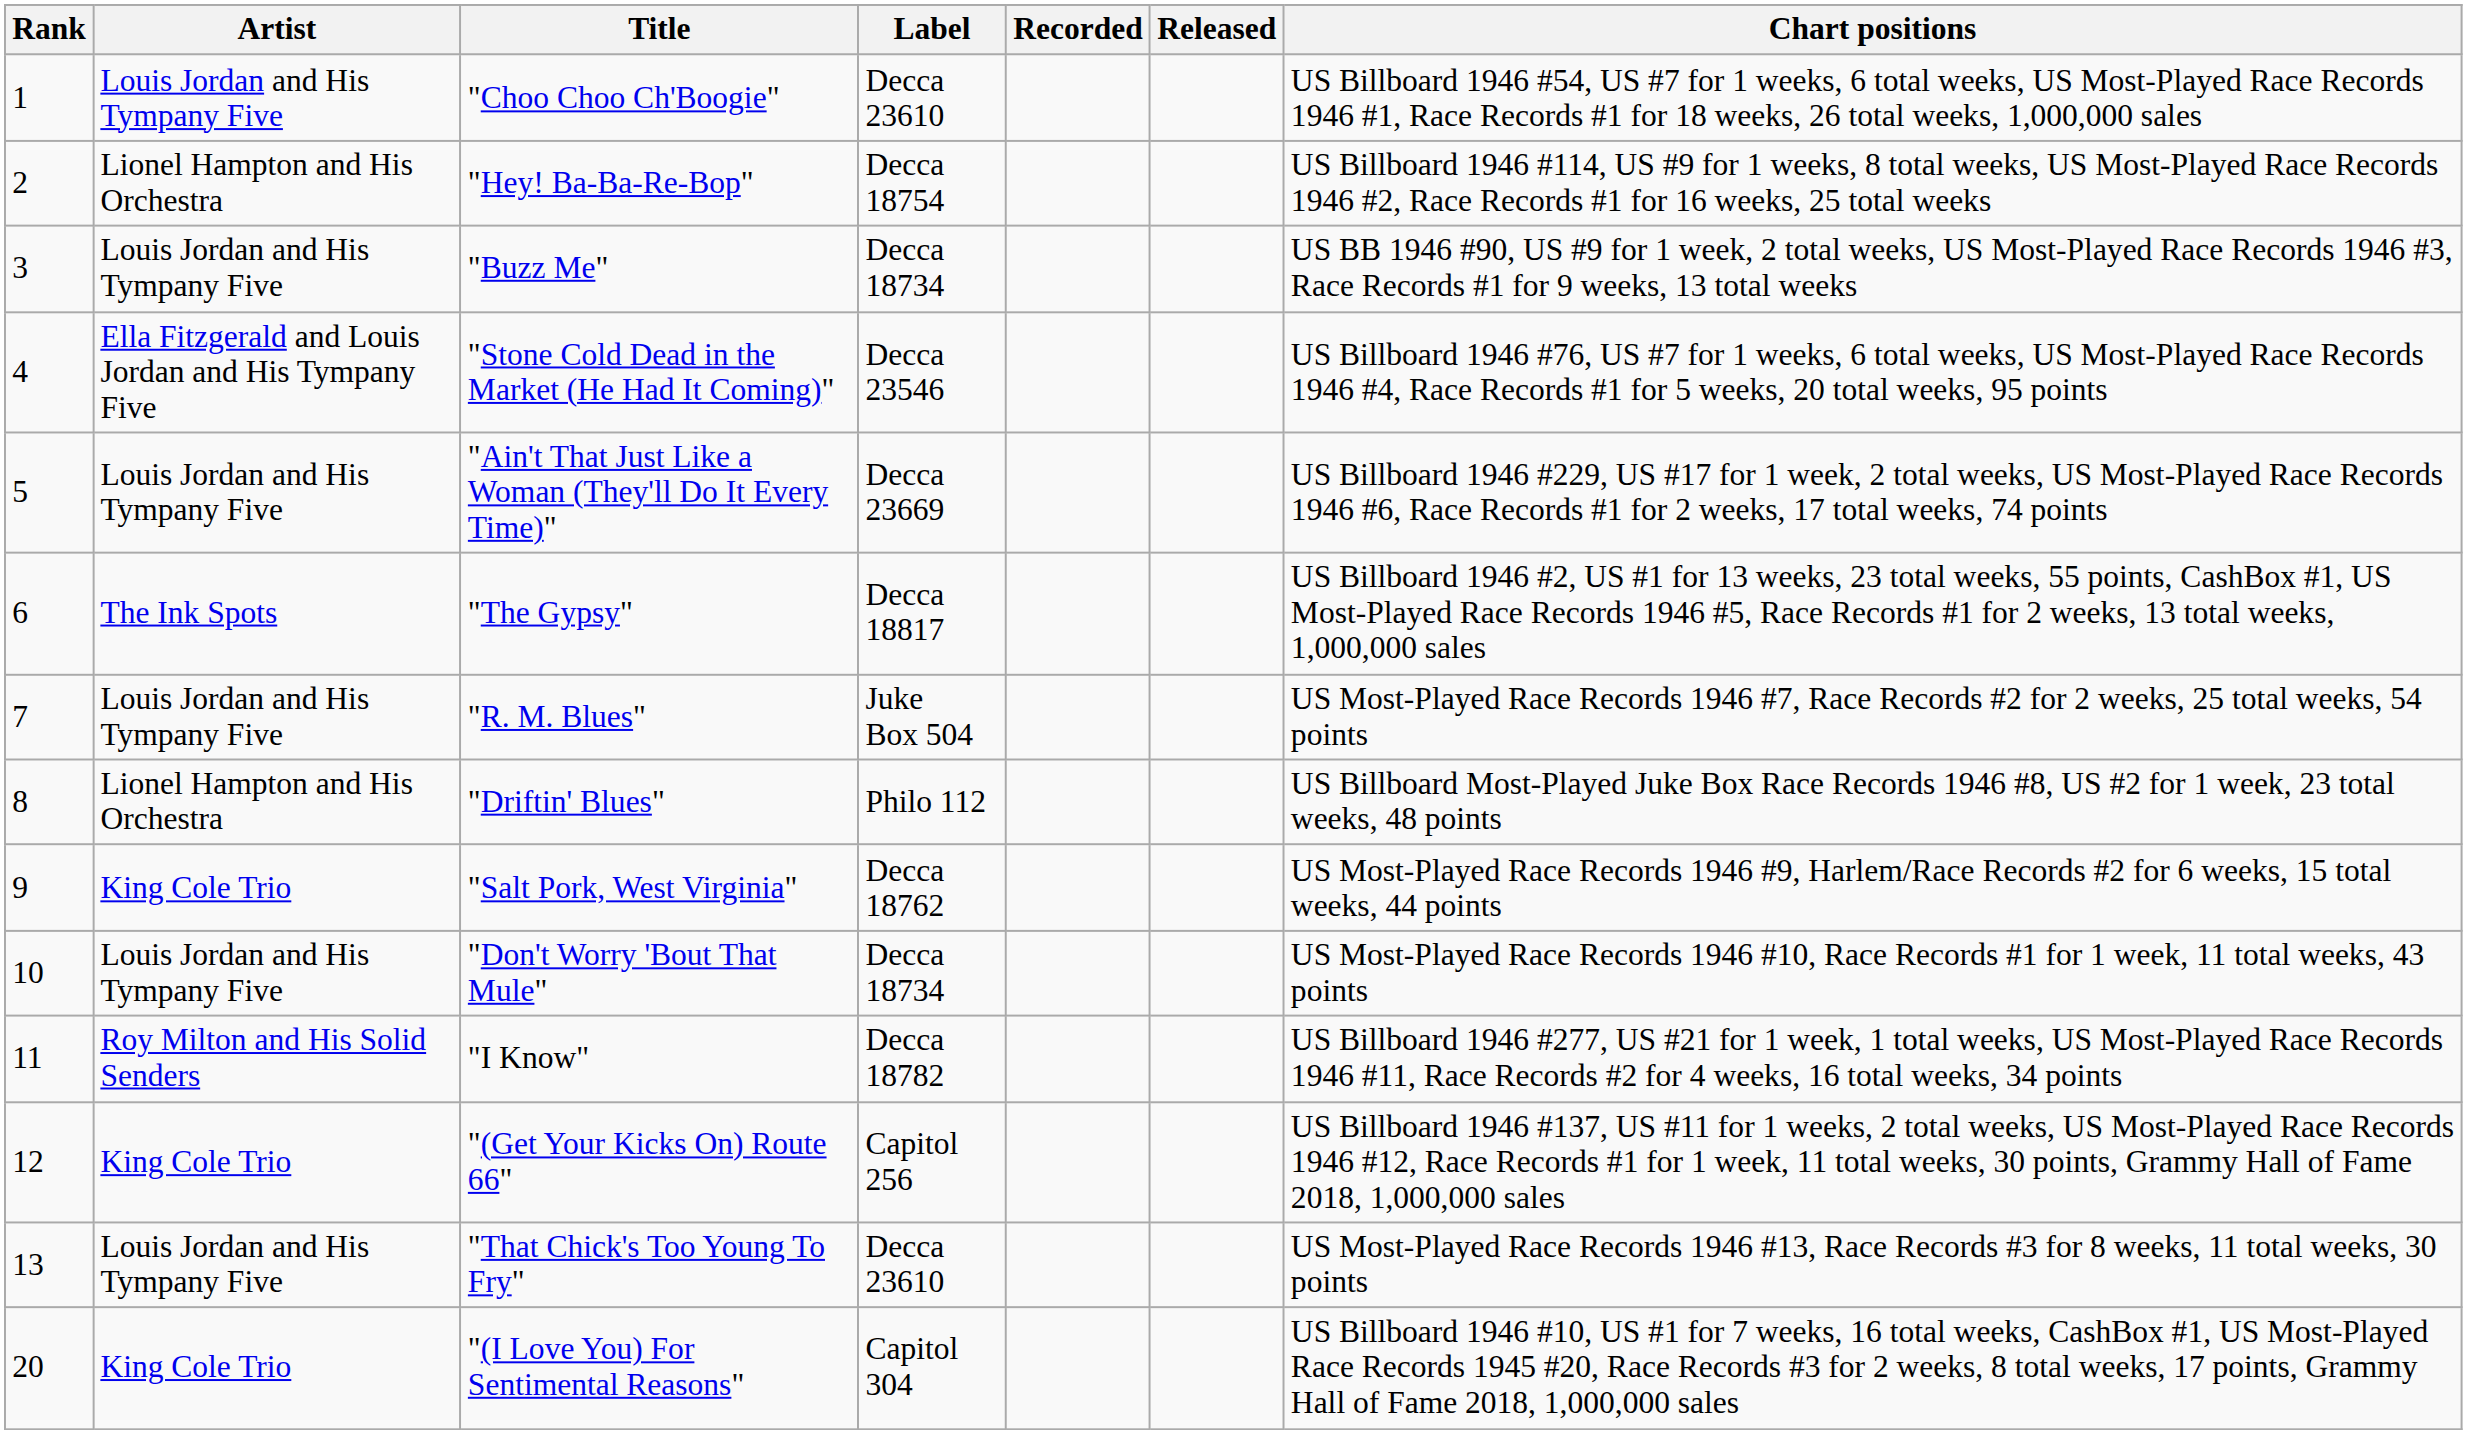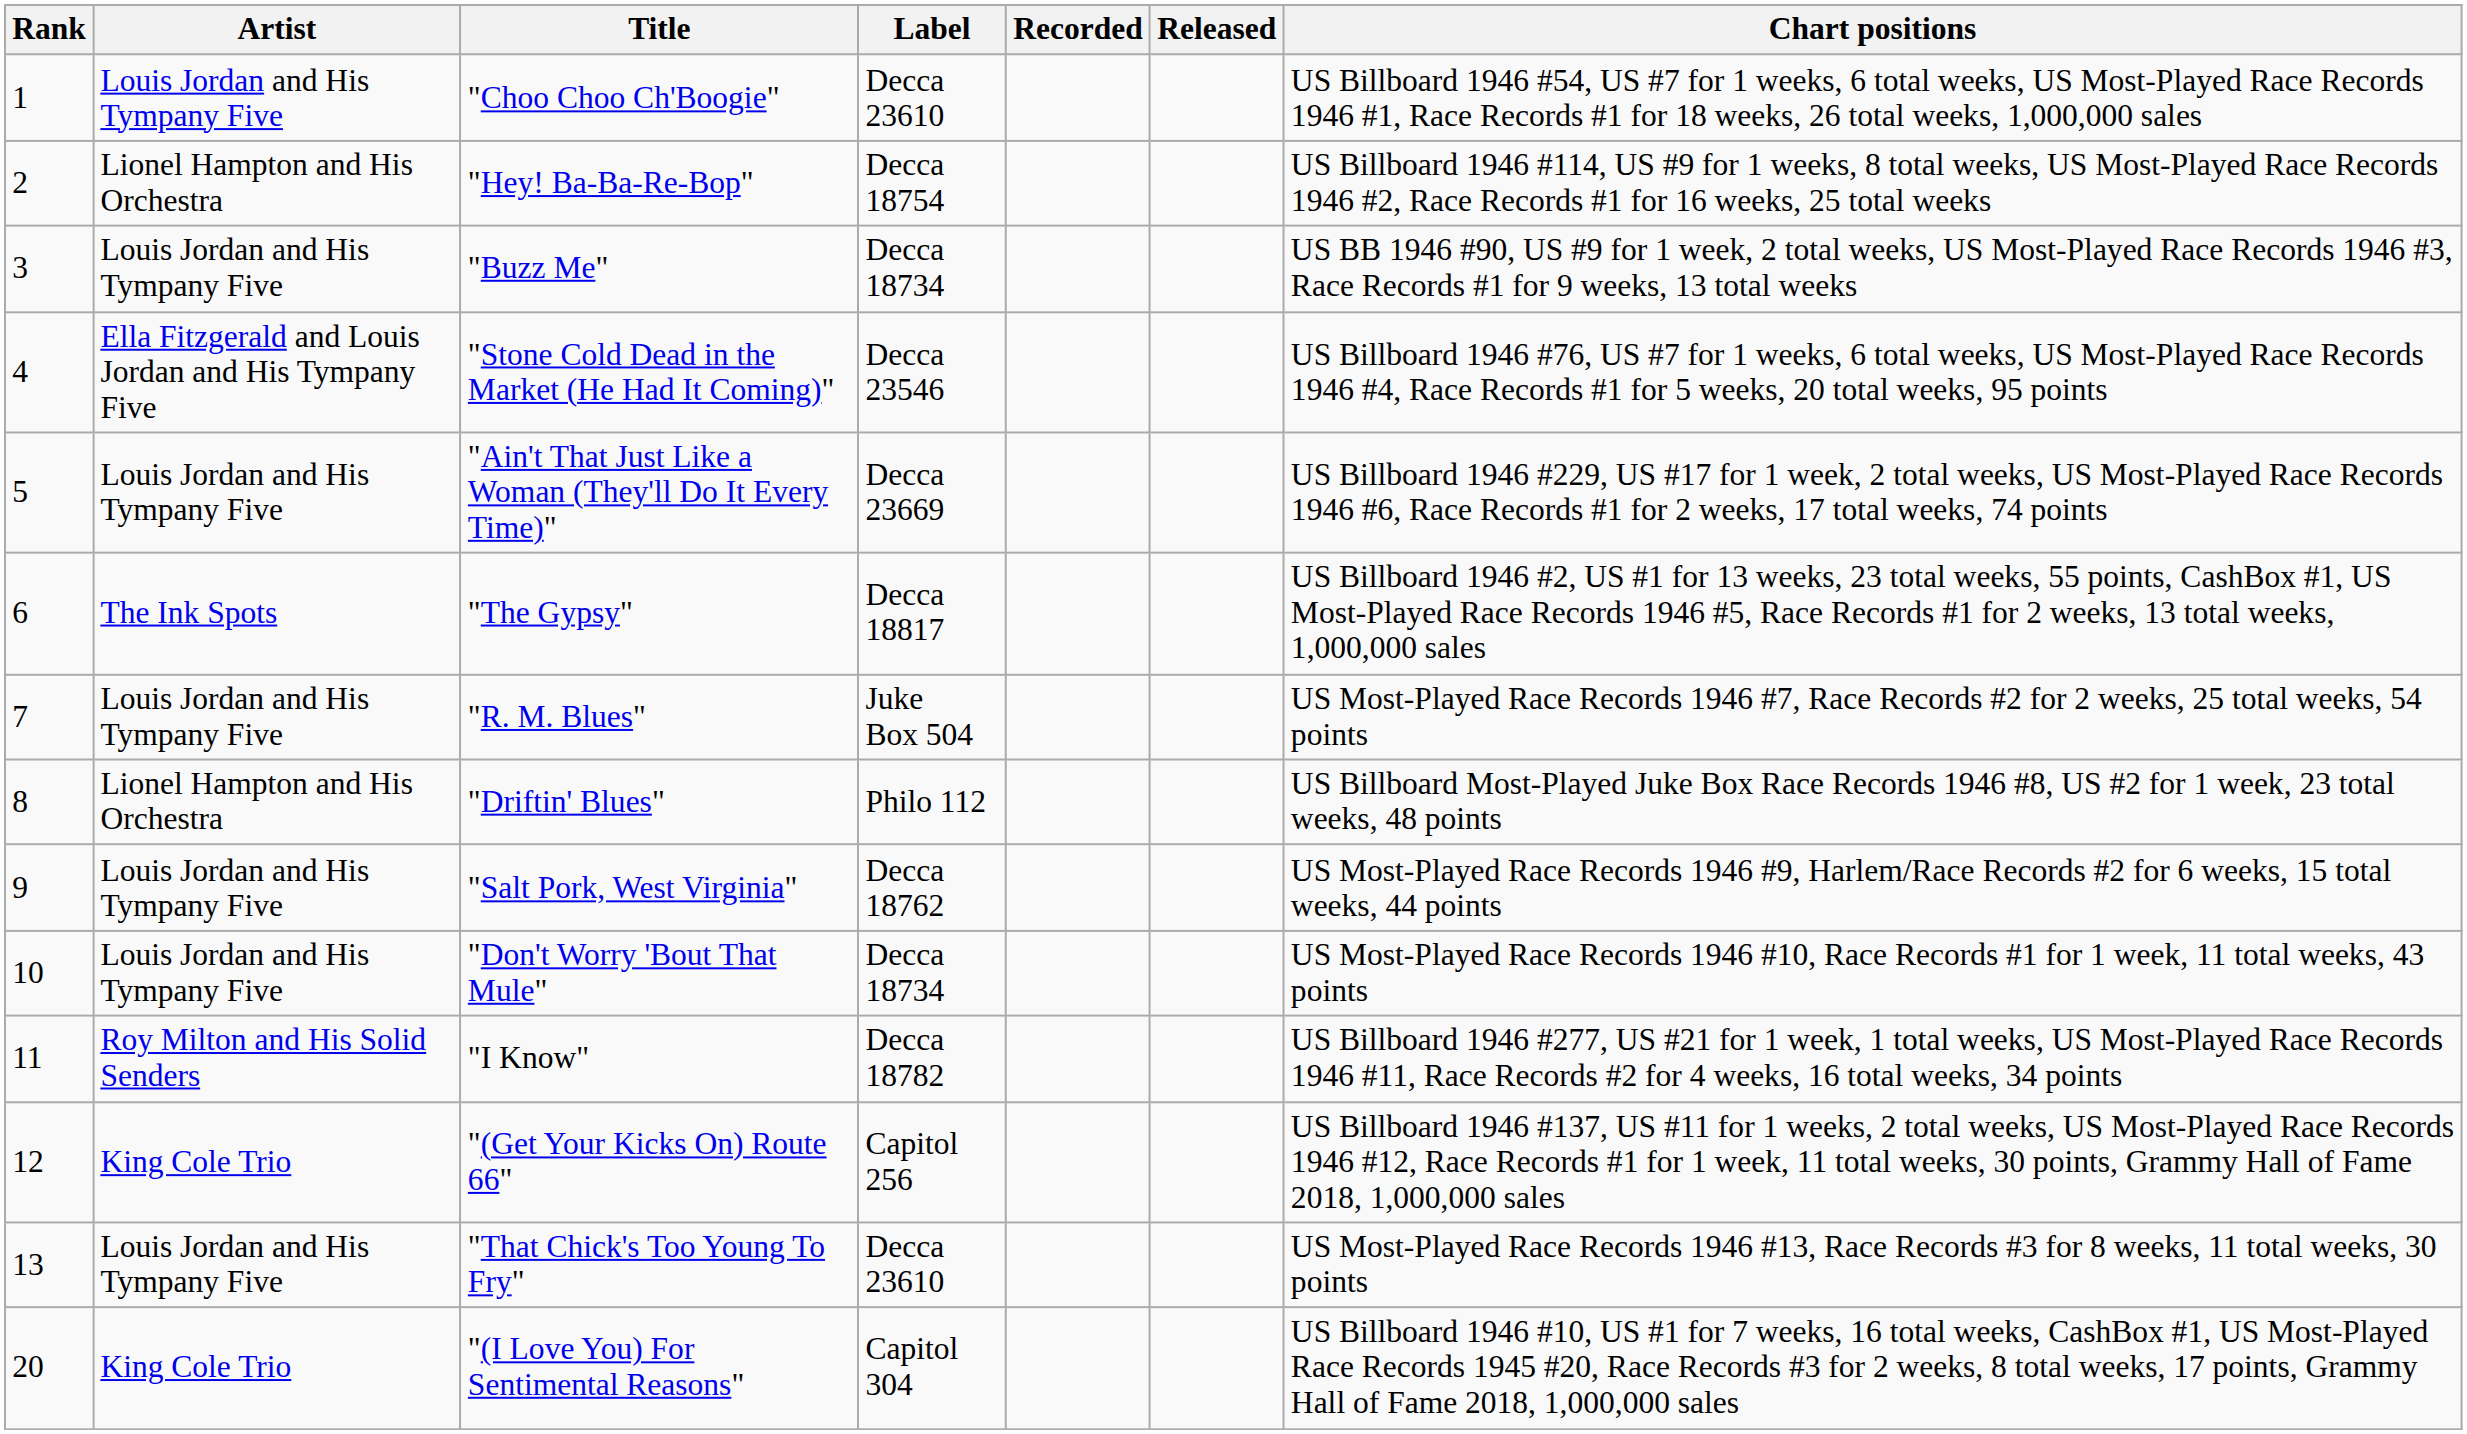(196, 887) King Cole Trio -> (235, 887) Louis Jordan and His Tympany Five
